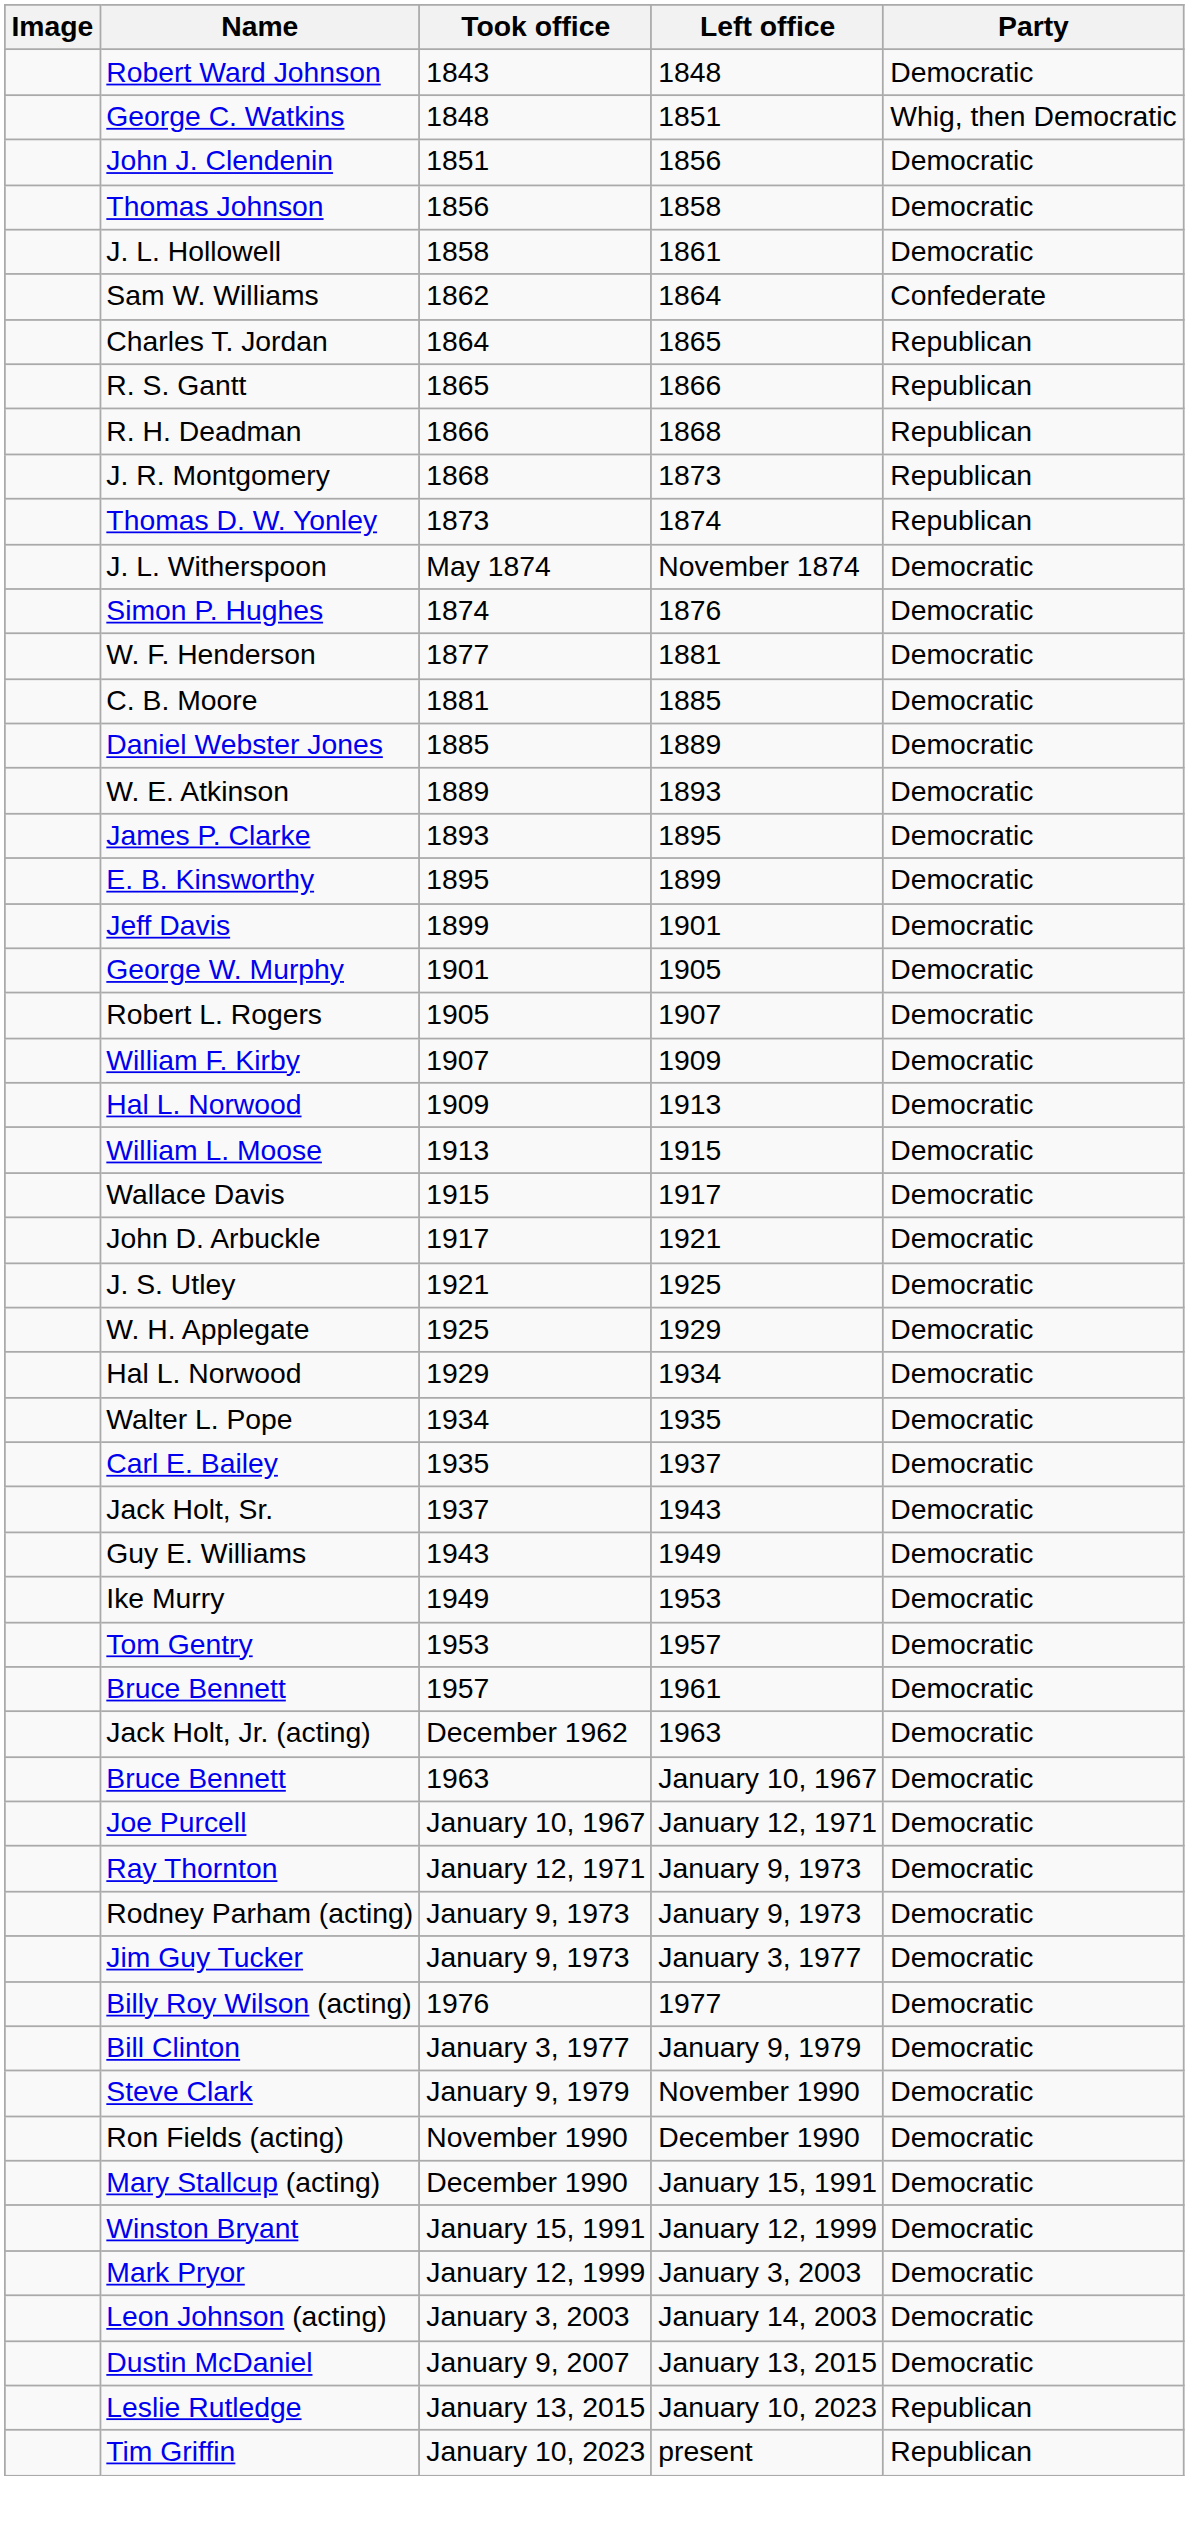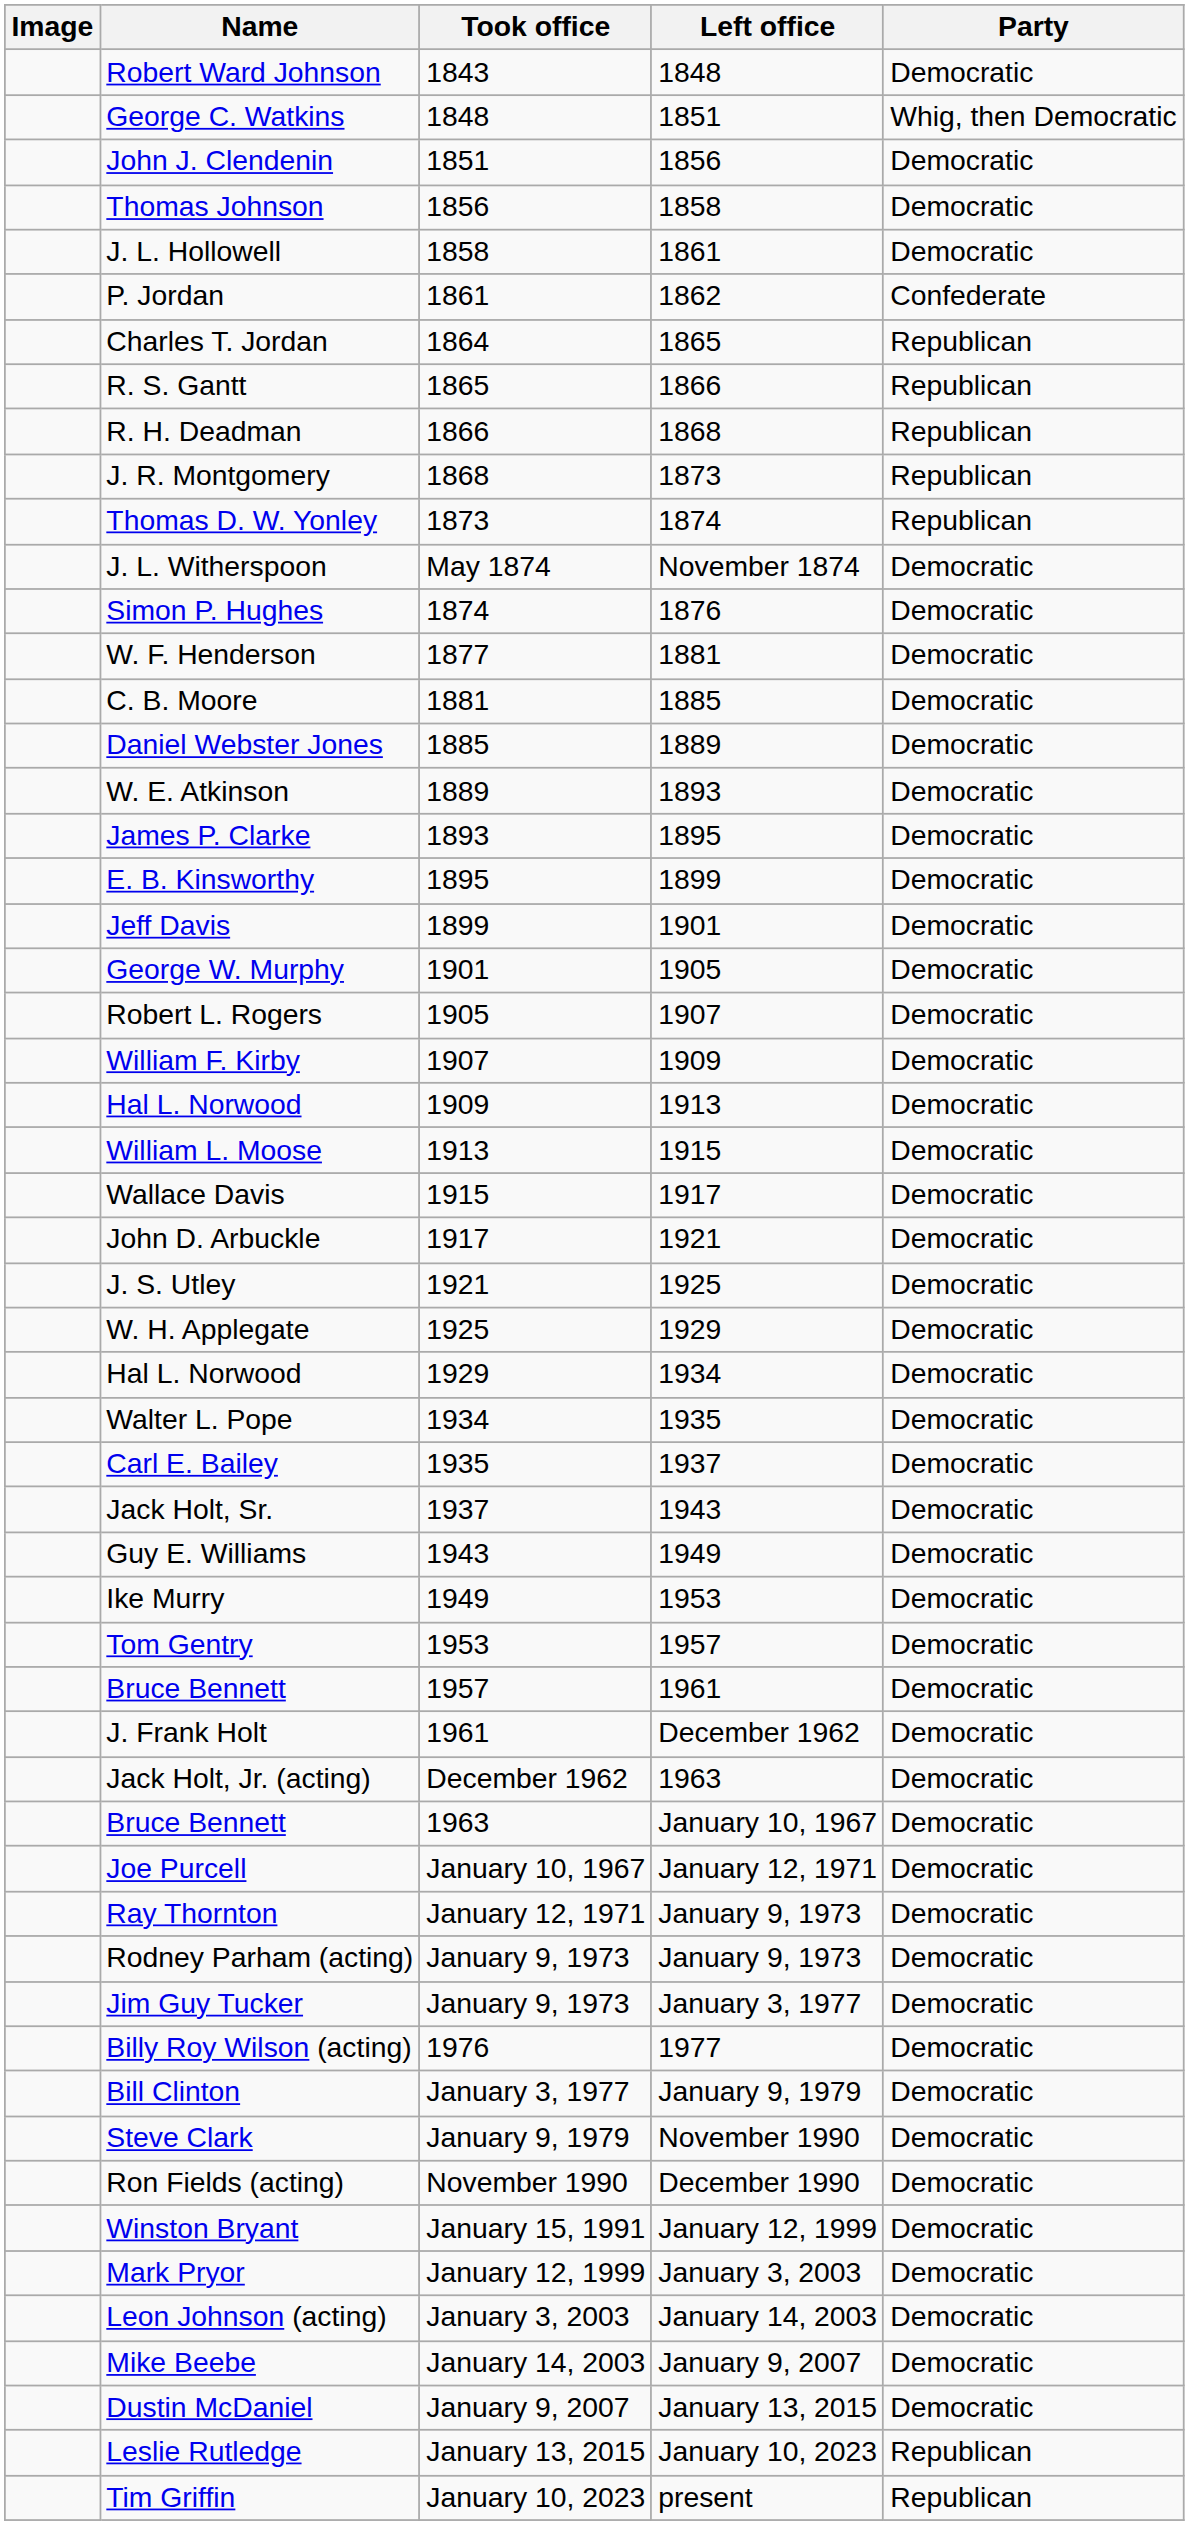+ row: (165, 296)
- row: (213, 296)
+ row: (187, 1733)
- row: (243, 2182)
+ row: (181, 2362)
